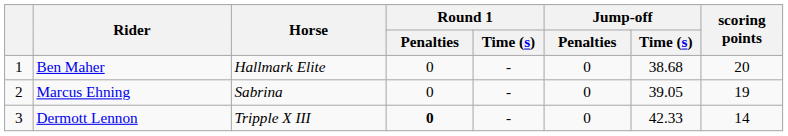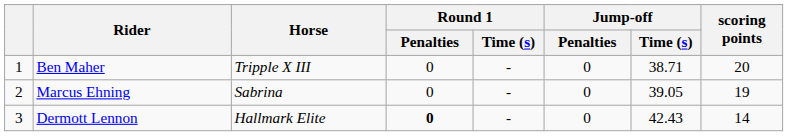(280, 67) Hallmark Elite -> (273, 67) Tripple X III
(666, 67) 38.68 -> (666, 67) 38.71
(273, 118) Tripple X III -> (280, 118) Hallmark Elite
(666, 118) 42.33 -> (666, 118) 42.43
